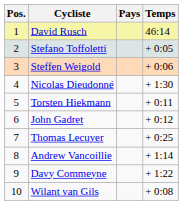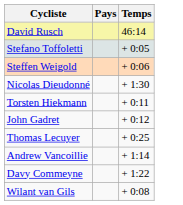- column: (16, 13)
